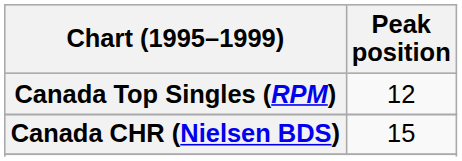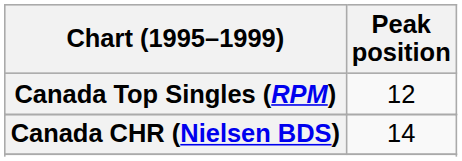(401, 133) 15 -> (401, 133) 14
